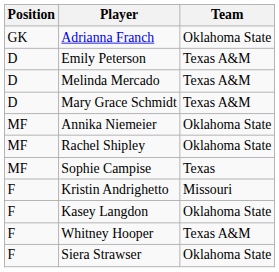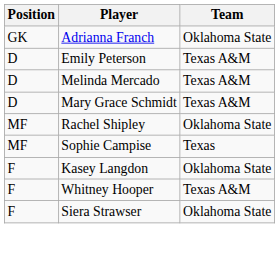- row: (109, 124)
- row: (115, 189)
